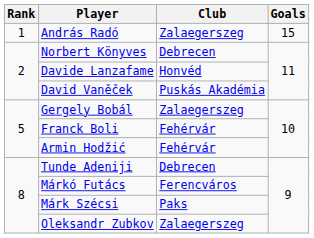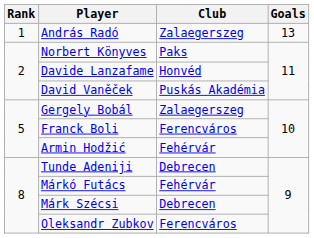(288, 33) 15 -> (288, 33) 13
(187, 52) Debrecen -> (173, 52) Paks
(187, 128) Fehérvár -> (198, 128) Ferencváros
(198, 186) Ferencváros -> (187, 186) Fehérvár
(173, 205) Paks -> (187, 205) Debrecen
(202, 224) Zalaegerszeg -> (198, 224) Ferencváros
